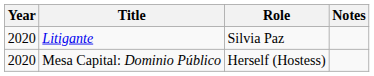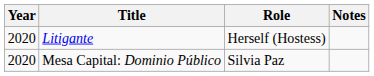(256, 37) Silvia Paz -> (277, 37) Herself (Hostess)
(277, 60) Herself (Hostess) -> (256, 60) Silvia Paz
